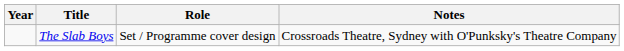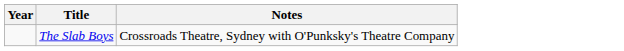- column: (197, 14)
